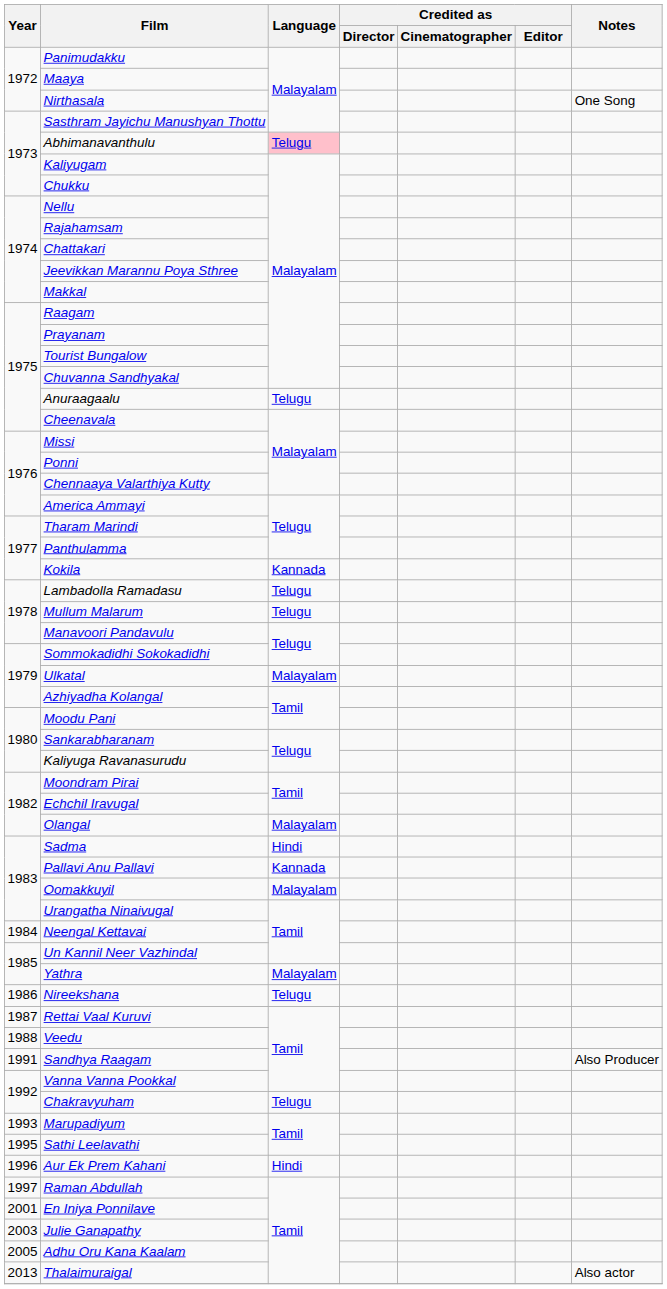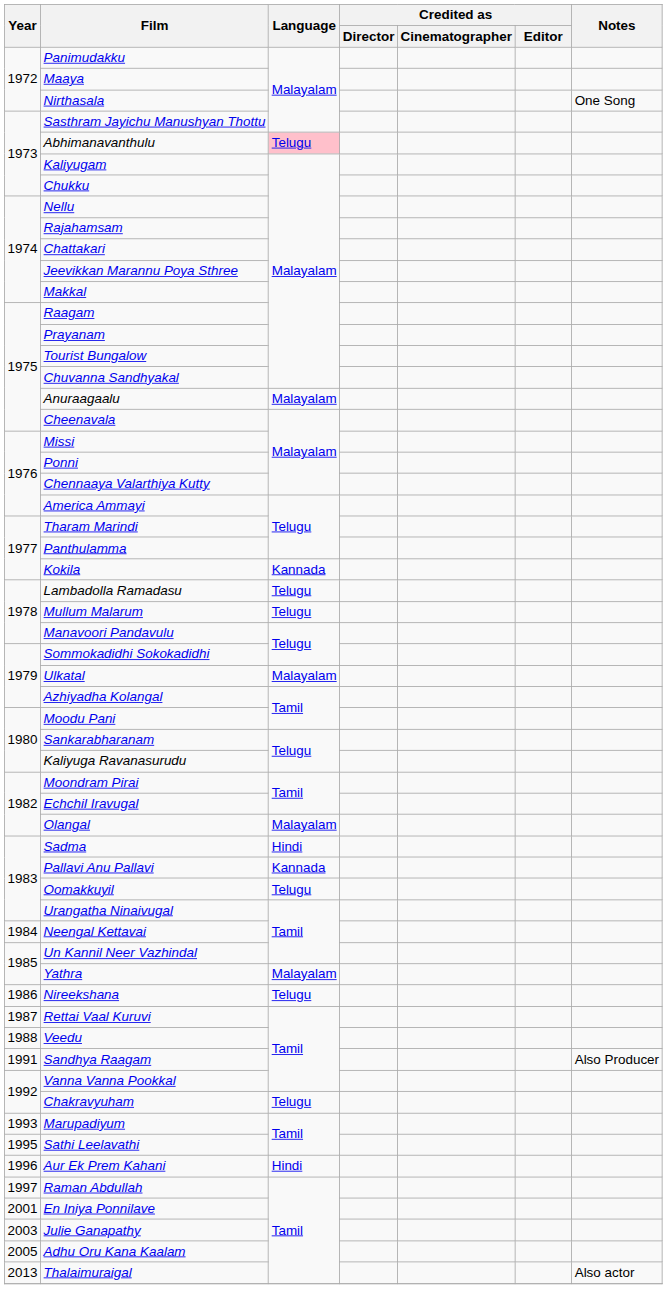(291, 398) Telugu -> (304, 398) Malayalam
(304, 889) Malayalam -> (291, 889) Telugu
